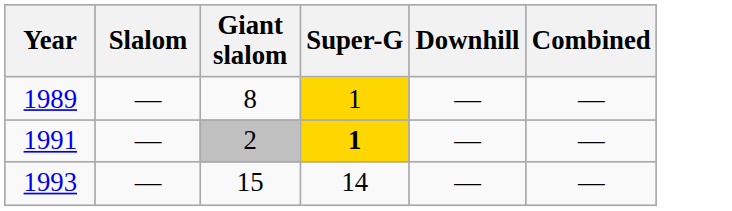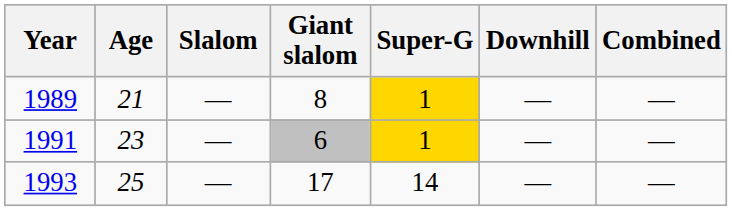+ column: (131, 40)
(250, 140) 2 -> (320, 140) 6
(355, 140) bold -> (425, 140) normal
(250, 182) 15 -> (320, 182) 17
